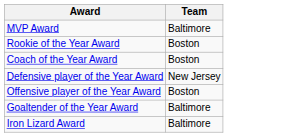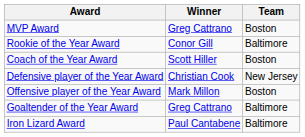+ column: (204, 12)
(189, 28) Baltimore -> (261, 28) Boston
(184, 44) Boston -> (266, 44) Baltimore
